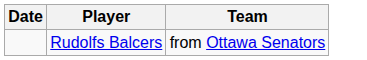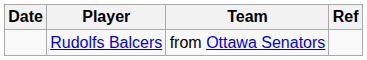+ column: (346, 17)
